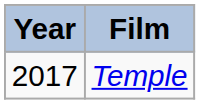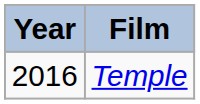(45, 76) 2017 -> (45, 76) 2016
